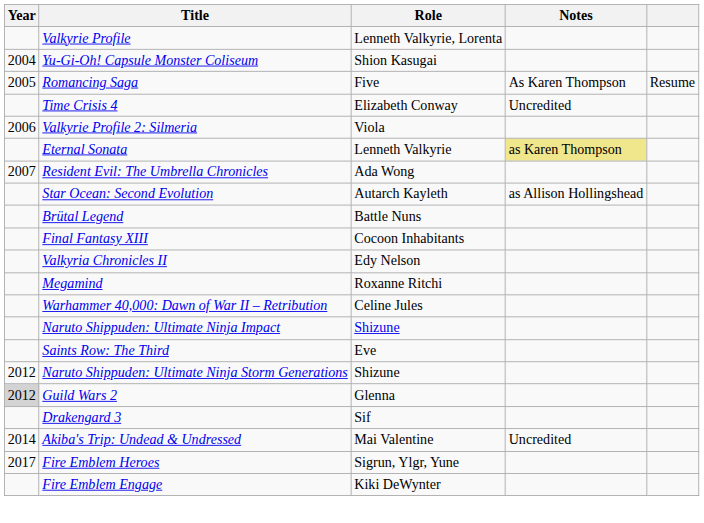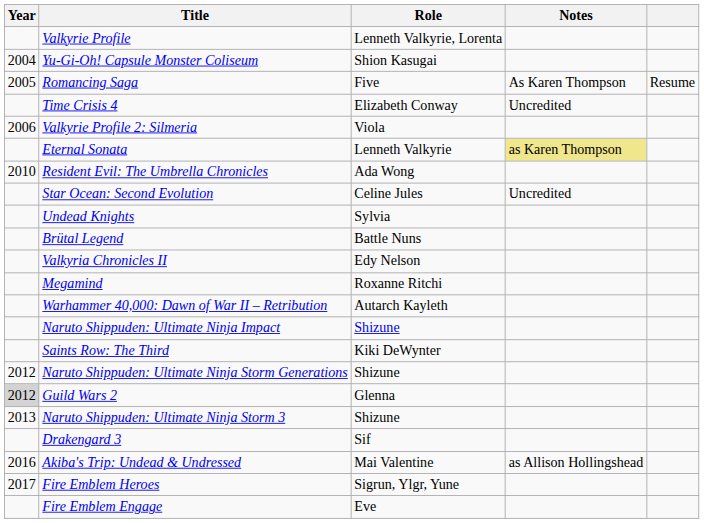(22, 171) 2007 -> (22, 171) 2010
(401, 194) Autarch Kayleth -> (388, 194) Celine Jules
(576, 194) as Allison Hollingshead -> (540, 194) Uncredited
+ row: (88, 216)
- row: (95, 238)
(388, 305) Celine Jules -> (401, 305) Autarch Kayleth
(365, 350) Eve -> (397, 350) Kiki DeWynter
+ row: (164, 417)
(22, 439) 2014 -> (22, 462) 2016
(540, 439) Uncredited -> (576, 462) as Allison Hollingshead
(397, 484) Kiki DeWynter -> (365, 506) Eve
